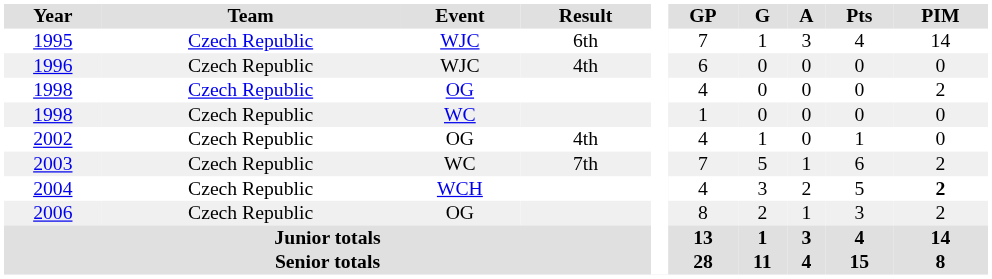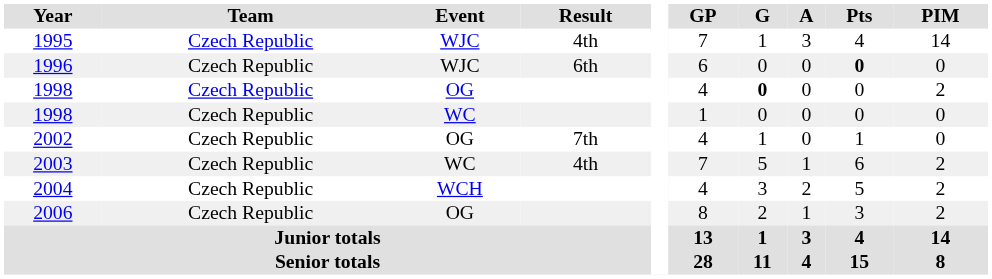(586, 40) 6th -> (586, 40) 4th
(586, 65) 4th -> (586, 65) 6th
(859, 65) normal -> (859, 65) bold
(762, 89) normal -> (762, 89) bold
(586, 139) 4th -> (586, 139) 7th
(586, 163) 7th -> (586, 163) 4th
(940, 188) bold -> (940, 188) normal
